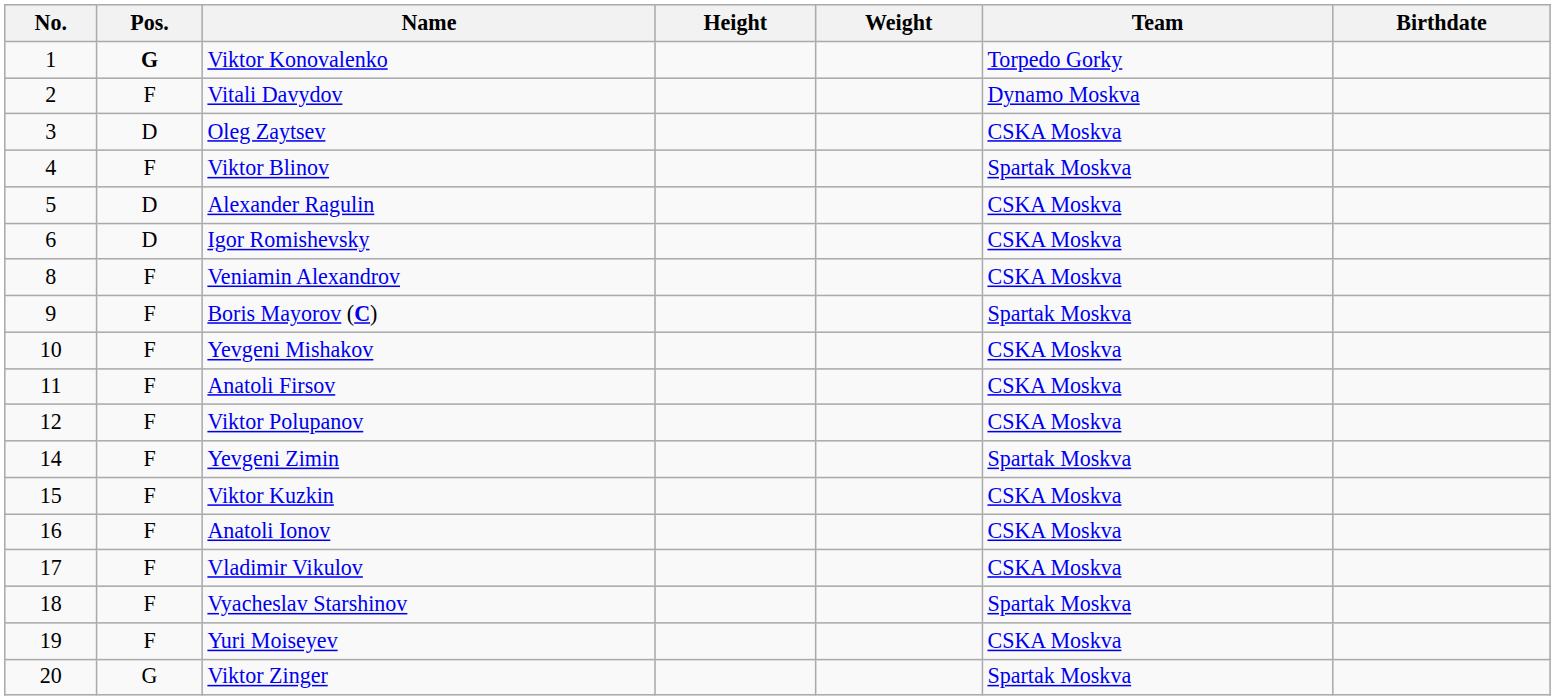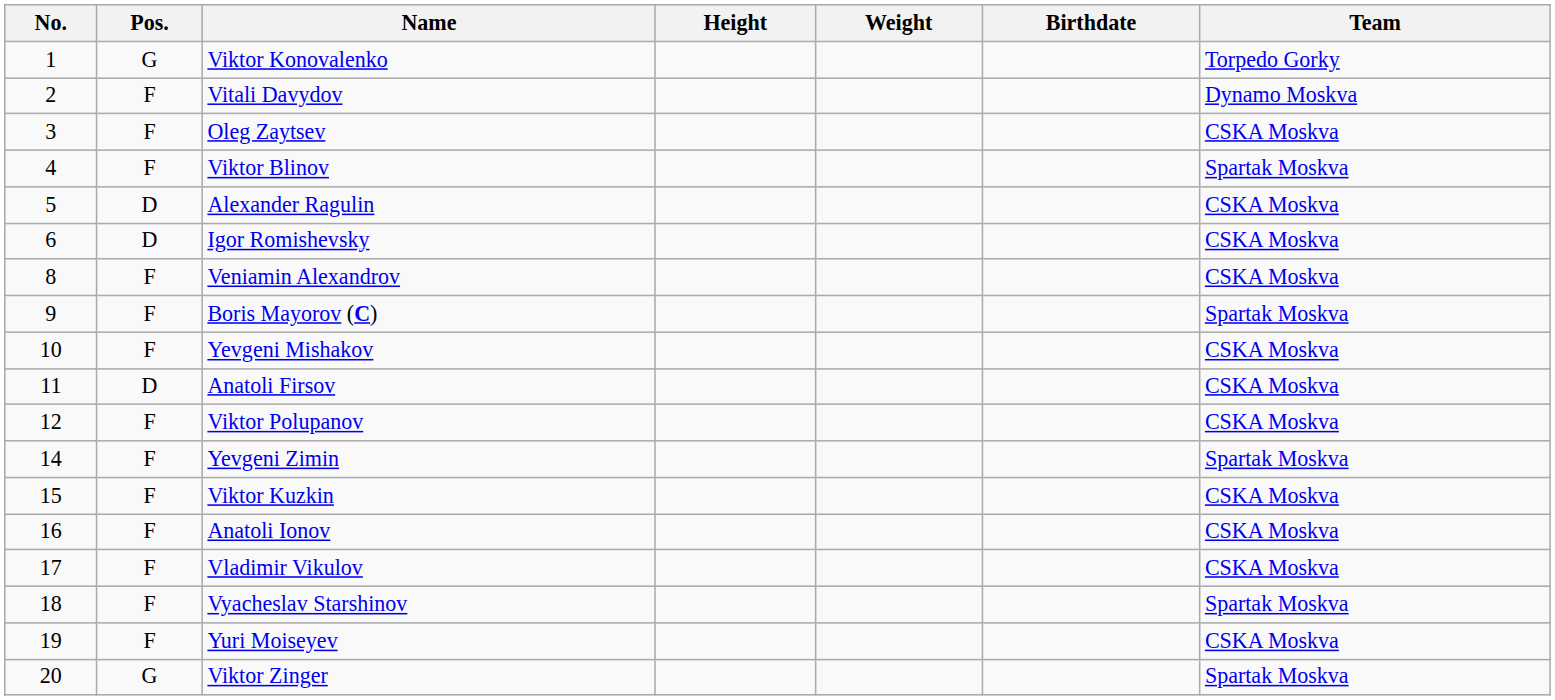columns swapped: (1442, 23) <-> (1158, 23)
(150, 59) bold -> (150, 59) normal
(150, 132) D -> (150, 132) F
(150, 386) F -> (150, 386) D
